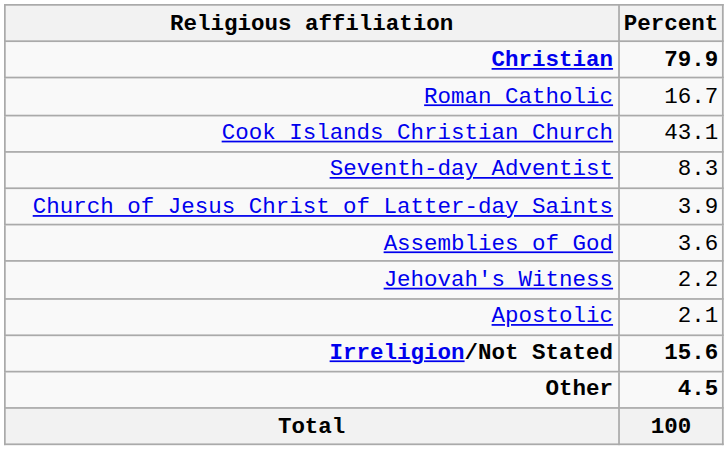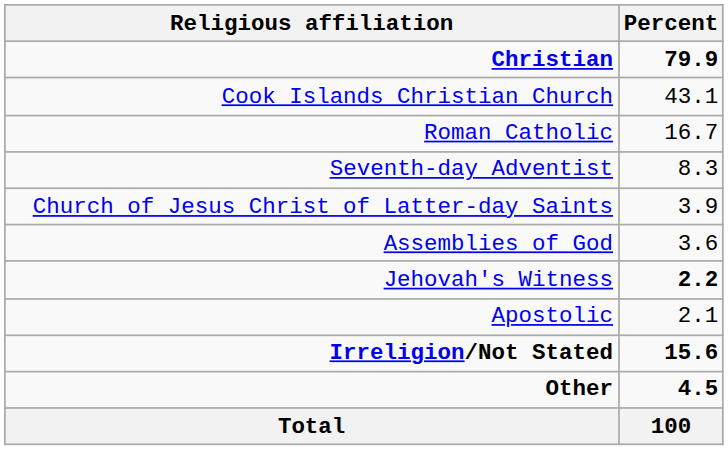rows swapped: (406, 133) <-> (507, 97)
(698, 280) normal -> (698, 280) bold
